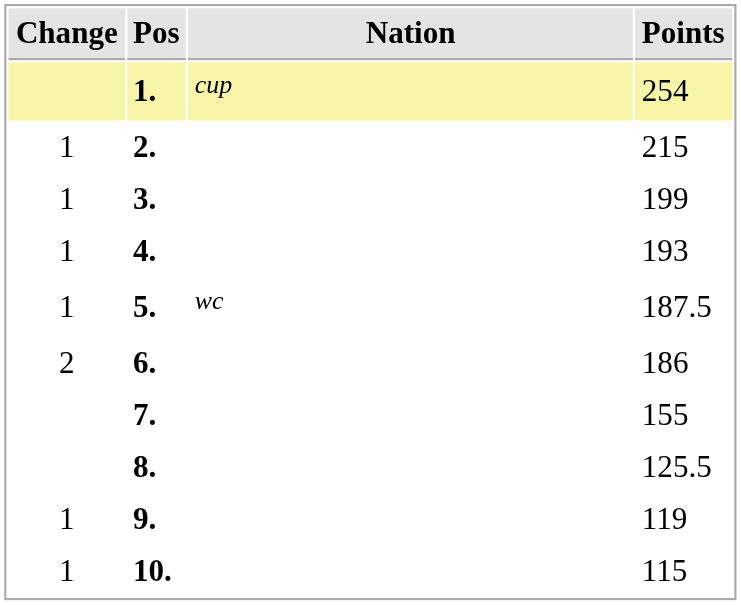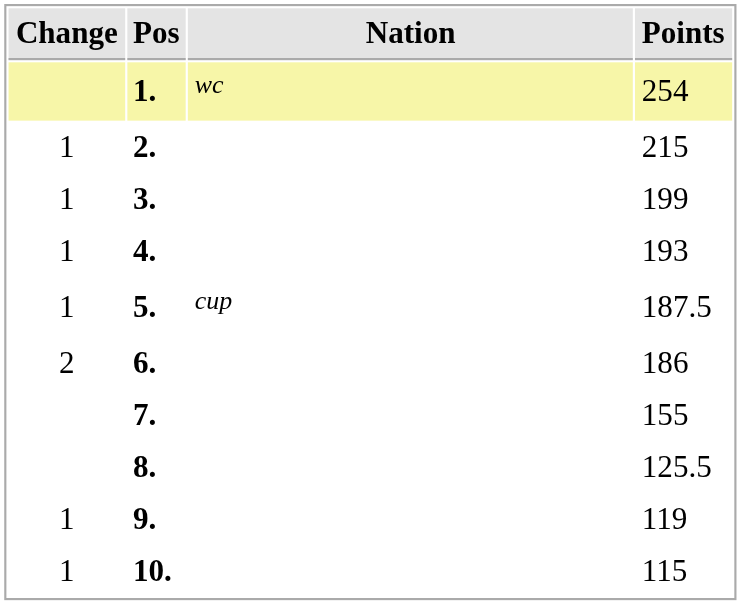(213, 90) cup -> (209, 90) wc
(209, 306) wc -> (213, 306) cup
